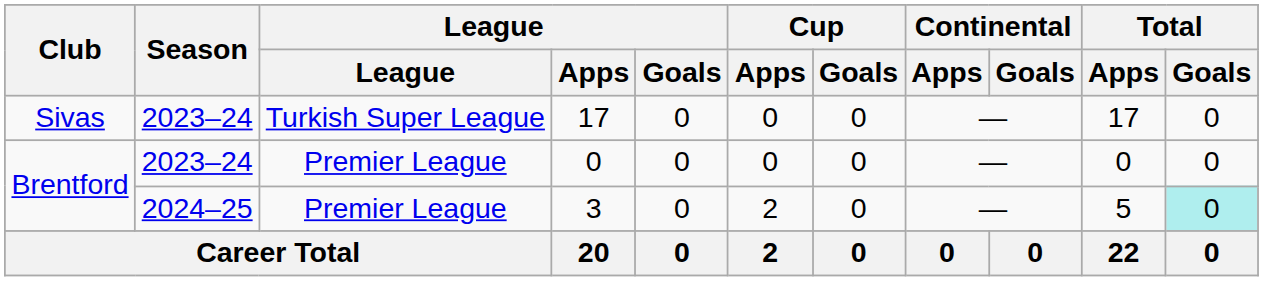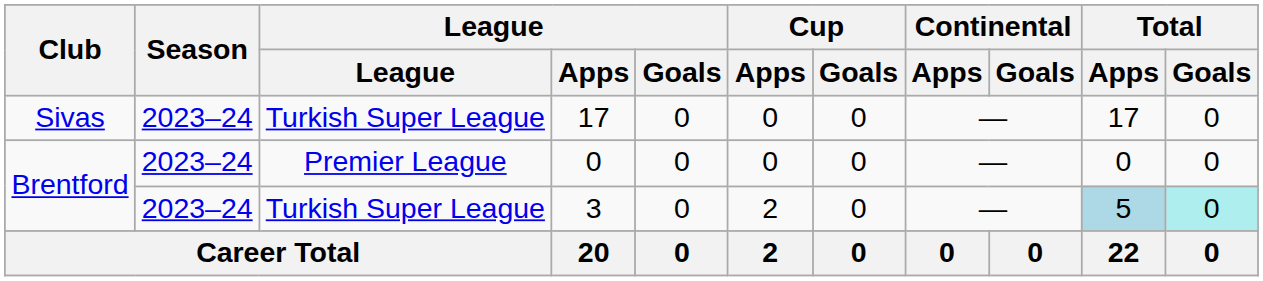(197, 207) 2024–25 -> (197, 207) 2023–24
(405, 207) Premier League -> (405, 207) Turkish Super League
(1123, 207) no background -> (1123, 207) lightblue background
